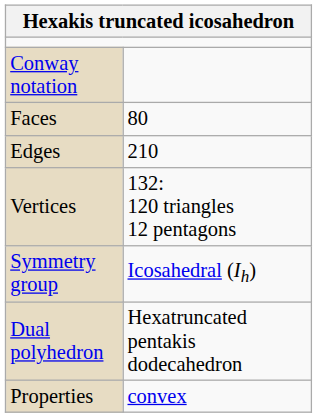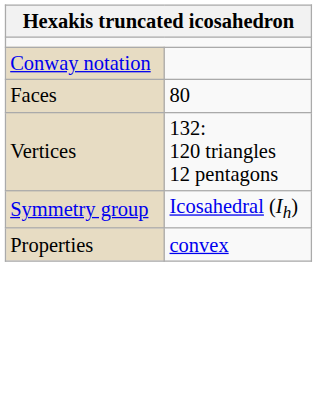- row: (35, 151)
- row: (57, 340)
